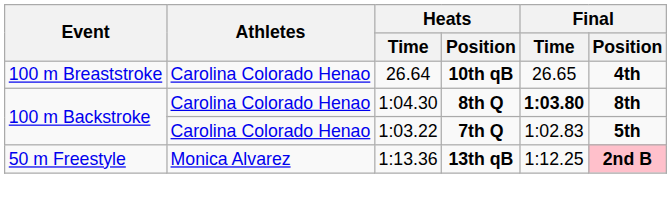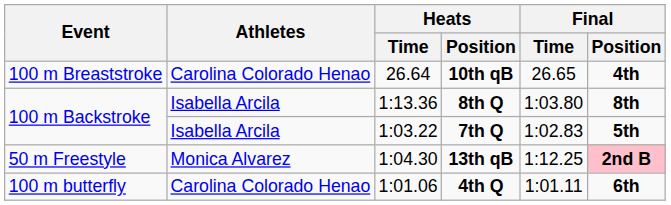(270, 103) Carolina Colorado Henao -> (225, 103) Isabella Arcila
(408, 103) 1:04.30 -> (408, 103) 1:13.36
(554, 103) bold -> (554, 103) normal
(270, 131) Carolina Colorado Henao -> (225, 131) Isabella Arcila
(408, 159) 1:13.36 -> (408, 159) 1:04.30
+ row: (481, 187)
